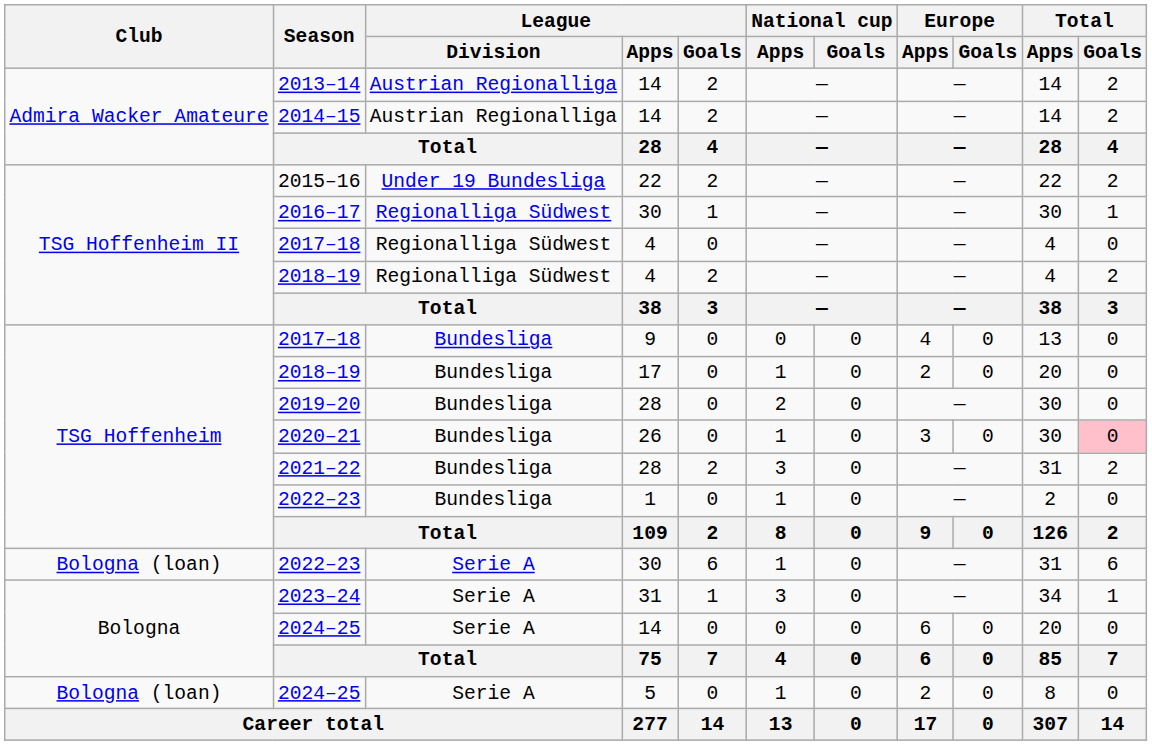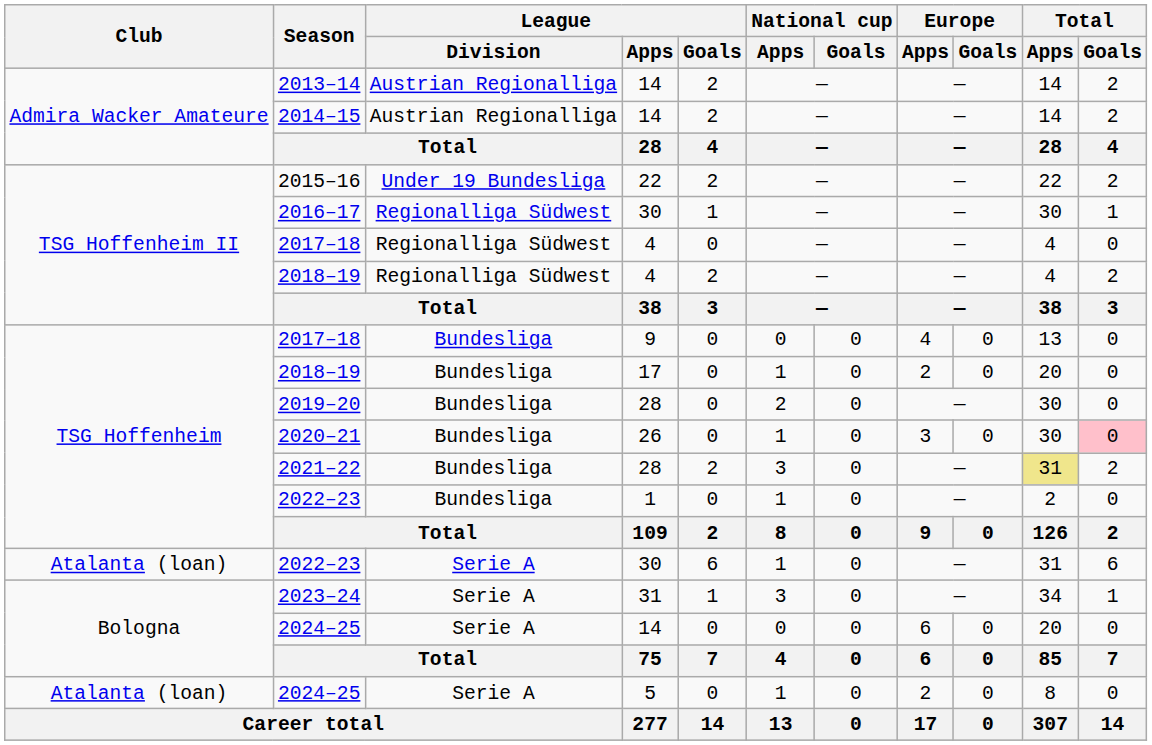(1050, 469) no background -> (1050, 469) khaki background
(139, 565) Bologna (loan) -> (139, 565) Atalanta (loan)
(139, 693) Bologna (loan) -> (139, 693) Atalanta (loan)
